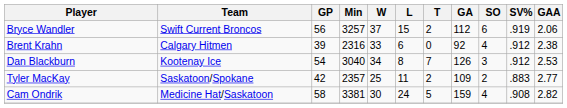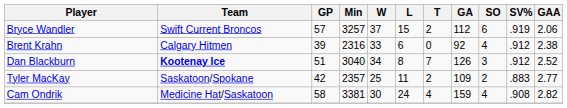(320, 29) 56 -> (320, 29) 57
(191, 62) normal -> (193, 62) bold
(320, 62) 54 -> (320, 62) 51
(548, 62) 2.53 -> (548, 62) 2.52
(429, 95) 5 -> (429, 95) 4
